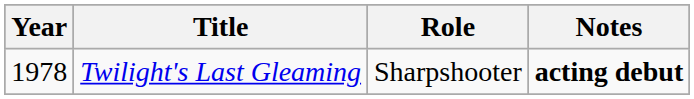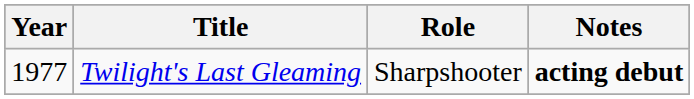(39, 71) 1978 -> (39, 71) 1977
